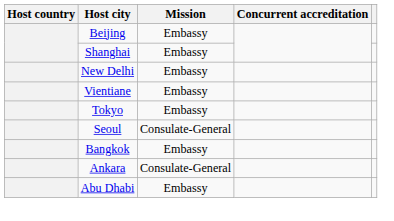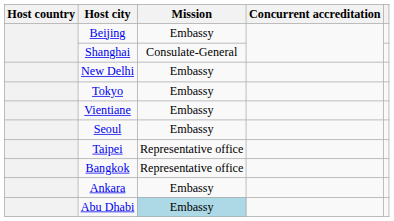(186, 52) Embassy -> (192, 52) Consulate-General
rows swapped: (108, 110) <-> (108, 91)
(186, 129) Consulate-General -> (192, 129) Embassy
+ row: (108, 149)
(186, 149) Embassy -> (192, 168) Representative office
(186, 168) Consulate-General -> (192, 187) Embassy
(186, 187) no background -> (192, 206) lightblue background
